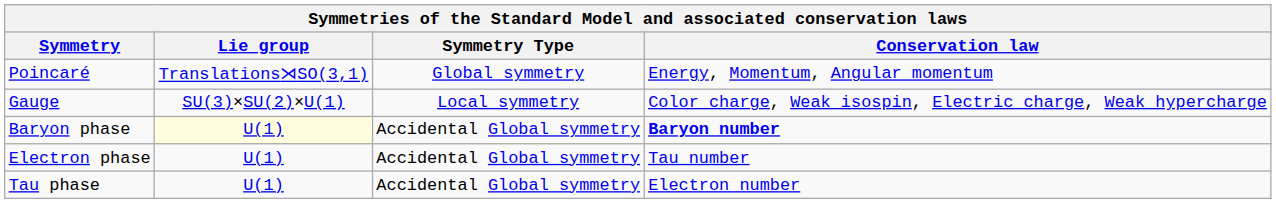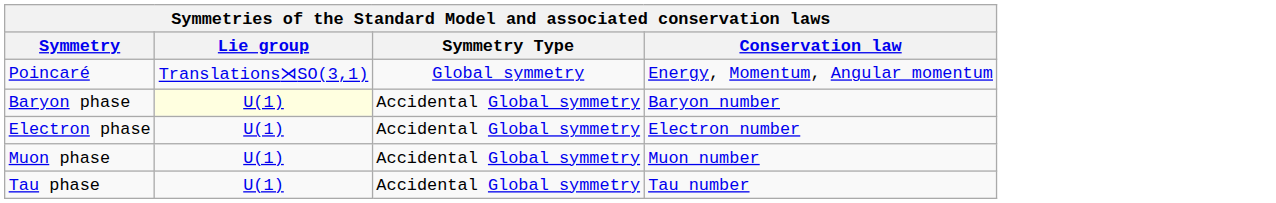- row: (34, 102)
(714, 130) bold -> (714, 102) normal
(699, 157) Tau number -> (724, 130) Electron number
+ row: (59, 157)
(724, 185) Electron number -> (699, 185) Tau number
